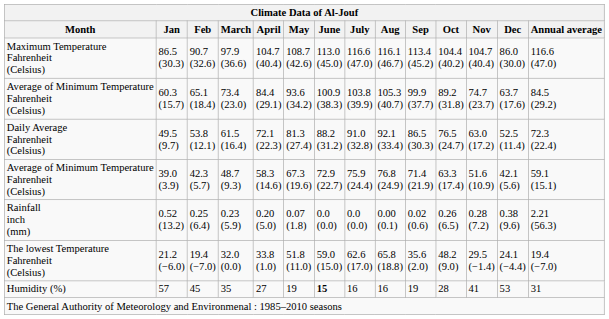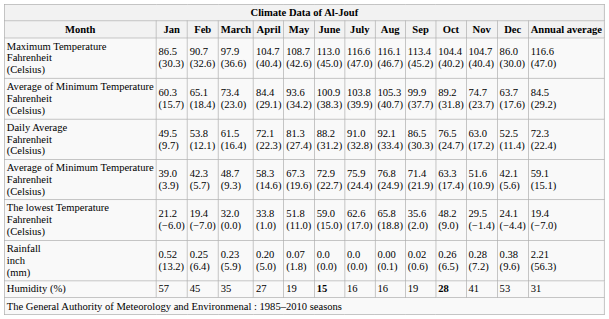rows swapped: (172, 260) <-> (171, 220)
(443, 289) normal -> (443, 289) bold
